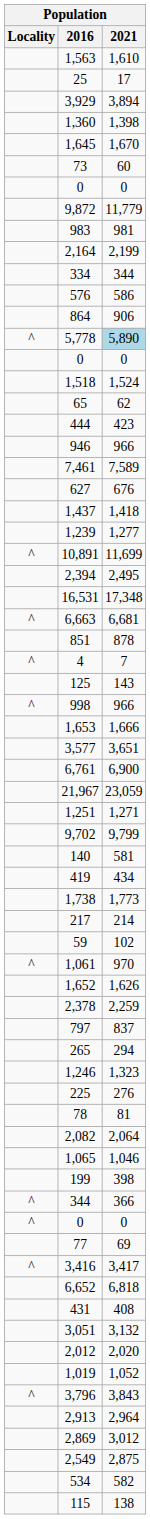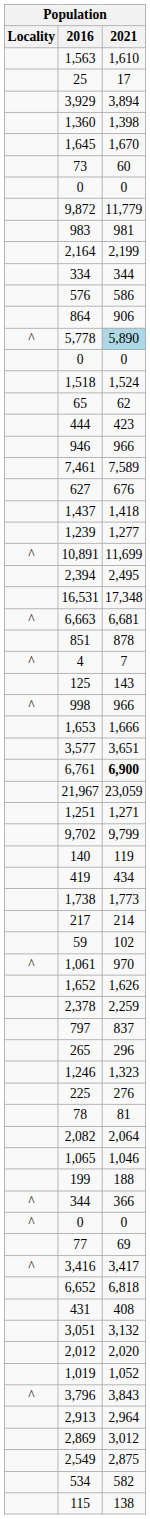(124, 770) normal -> (124, 770) bold
(124, 856) 581 -> (124, 856) 119
(124, 1050) 294 -> (124, 1050) 296
(124, 1179) 398 -> (124, 1179) 188
